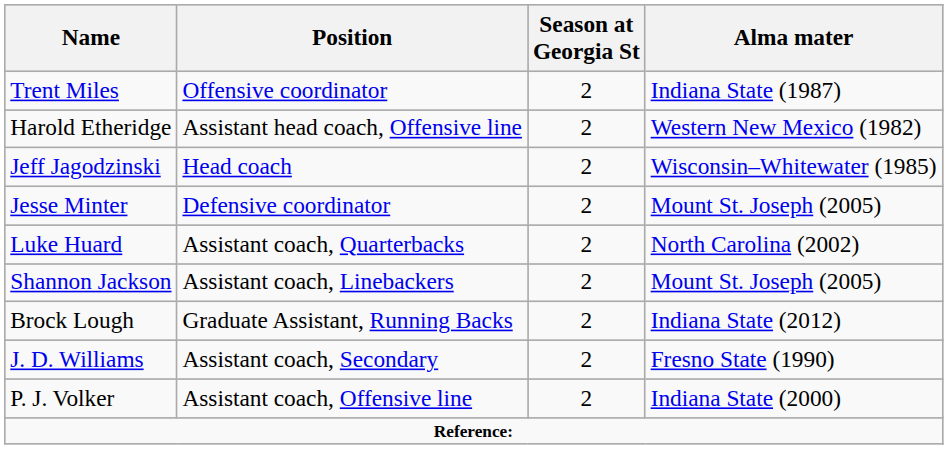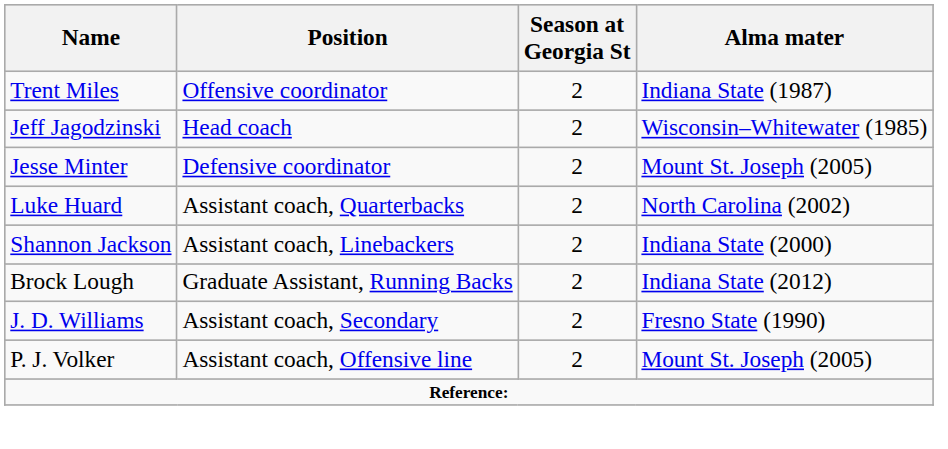- row: (91, 128)
(766, 282) Mount St. Joseph (2005) -> (737, 244) Indiana State (2000)
(746, 397) Indiana State (2000) -> (757, 359) Mount St. Joseph (2005)
